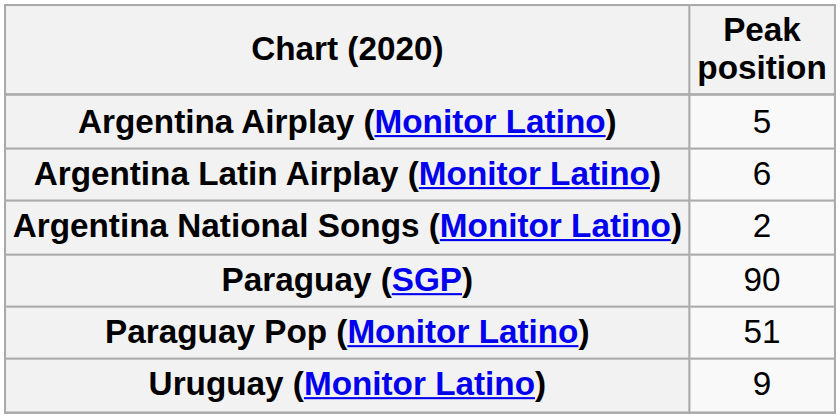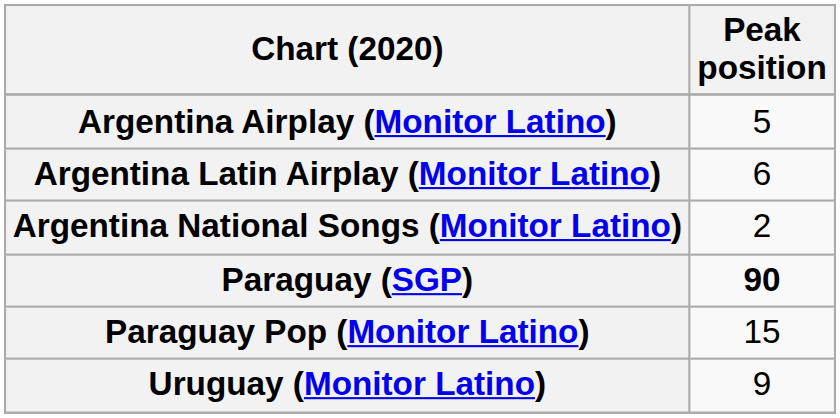(762, 279) normal -> (762, 279) bold
(762, 332) 51 -> (762, 332) 15
